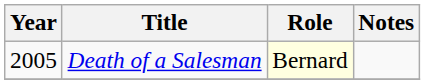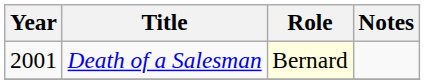(33, 60) 2005 -> (33, 60) 2001
